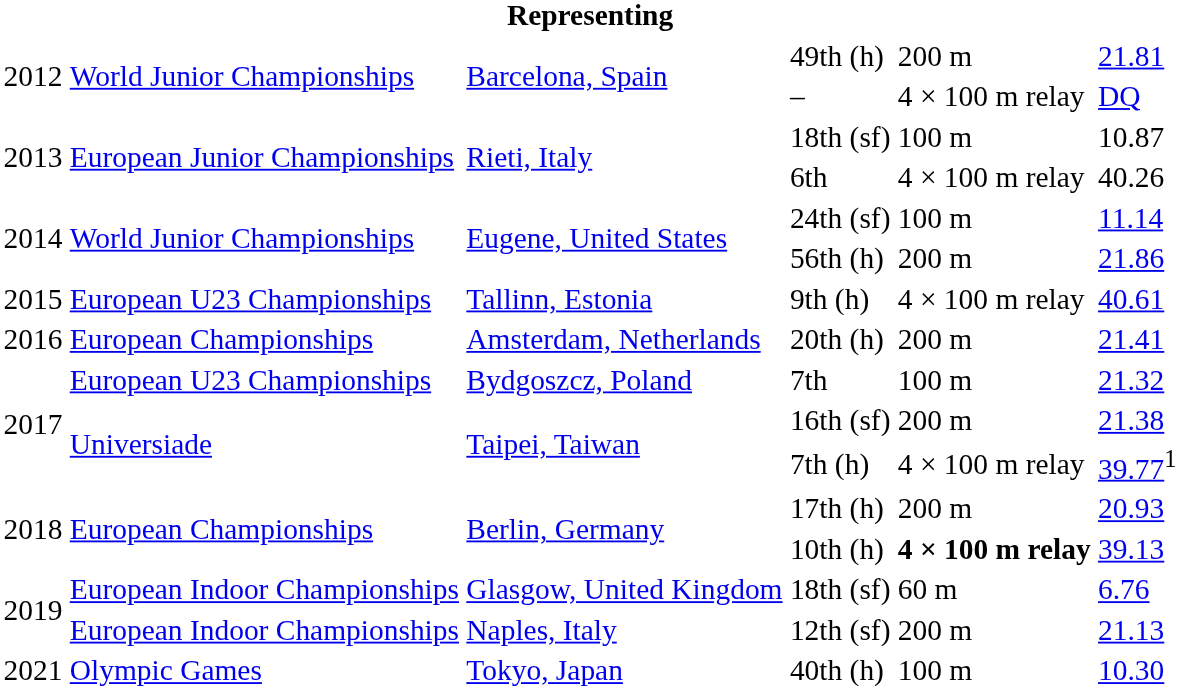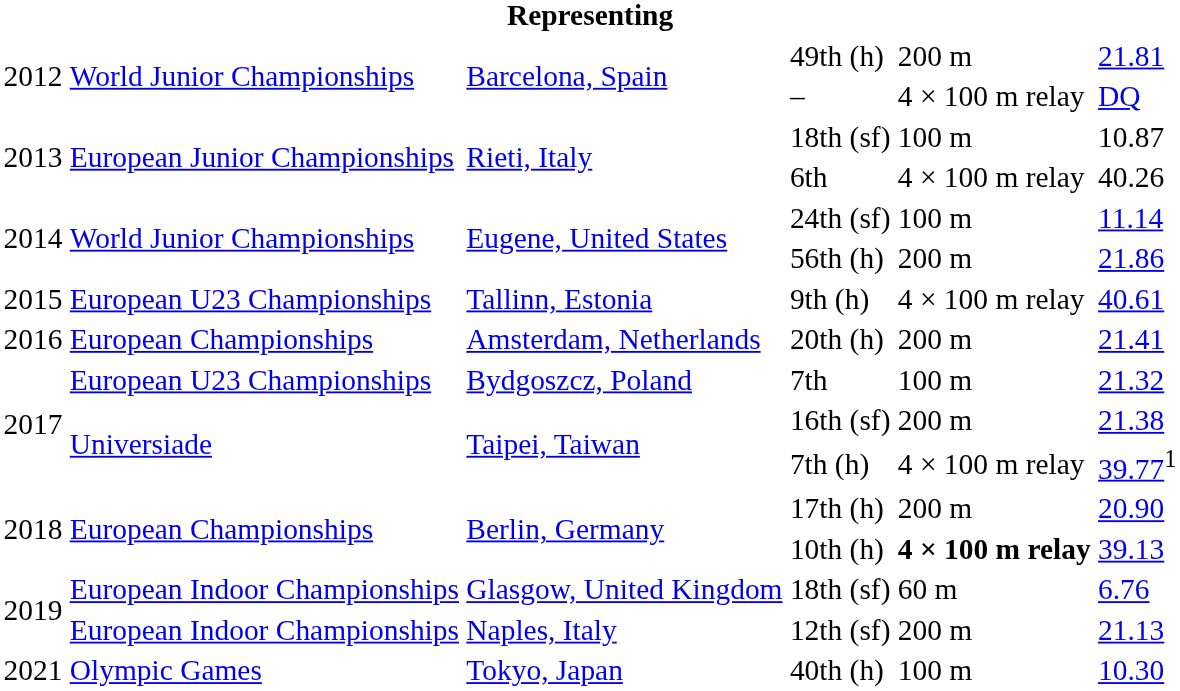(1131, 509) 20.93 -> (1131, 509) 20.90
